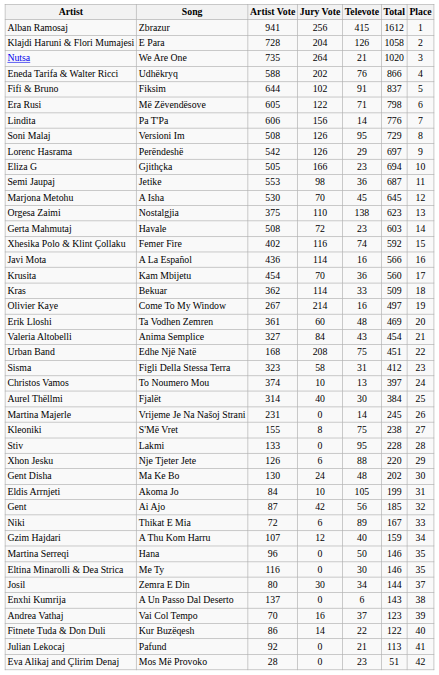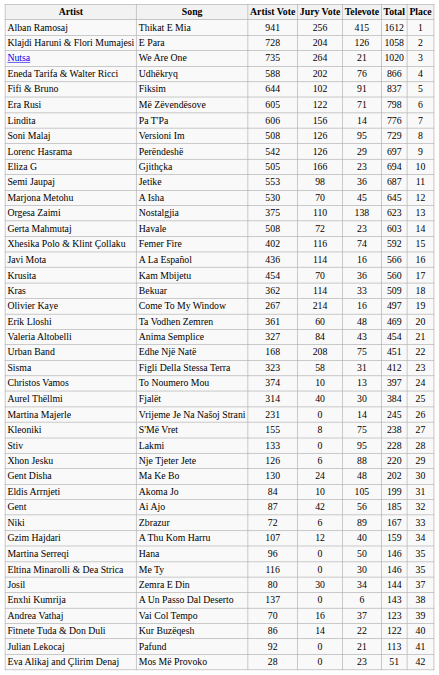(154, 27) Zbrazur -> (165, 27) Thikat E Mia
(165, 523) Thikat E Mia -> (154, 523) Zbrazur
